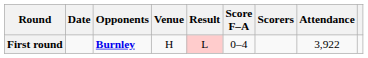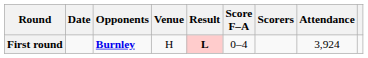(205, 44) normal -> (205, 44) bold
(327, 44) 3,922 -> (327, 44) 3,924
